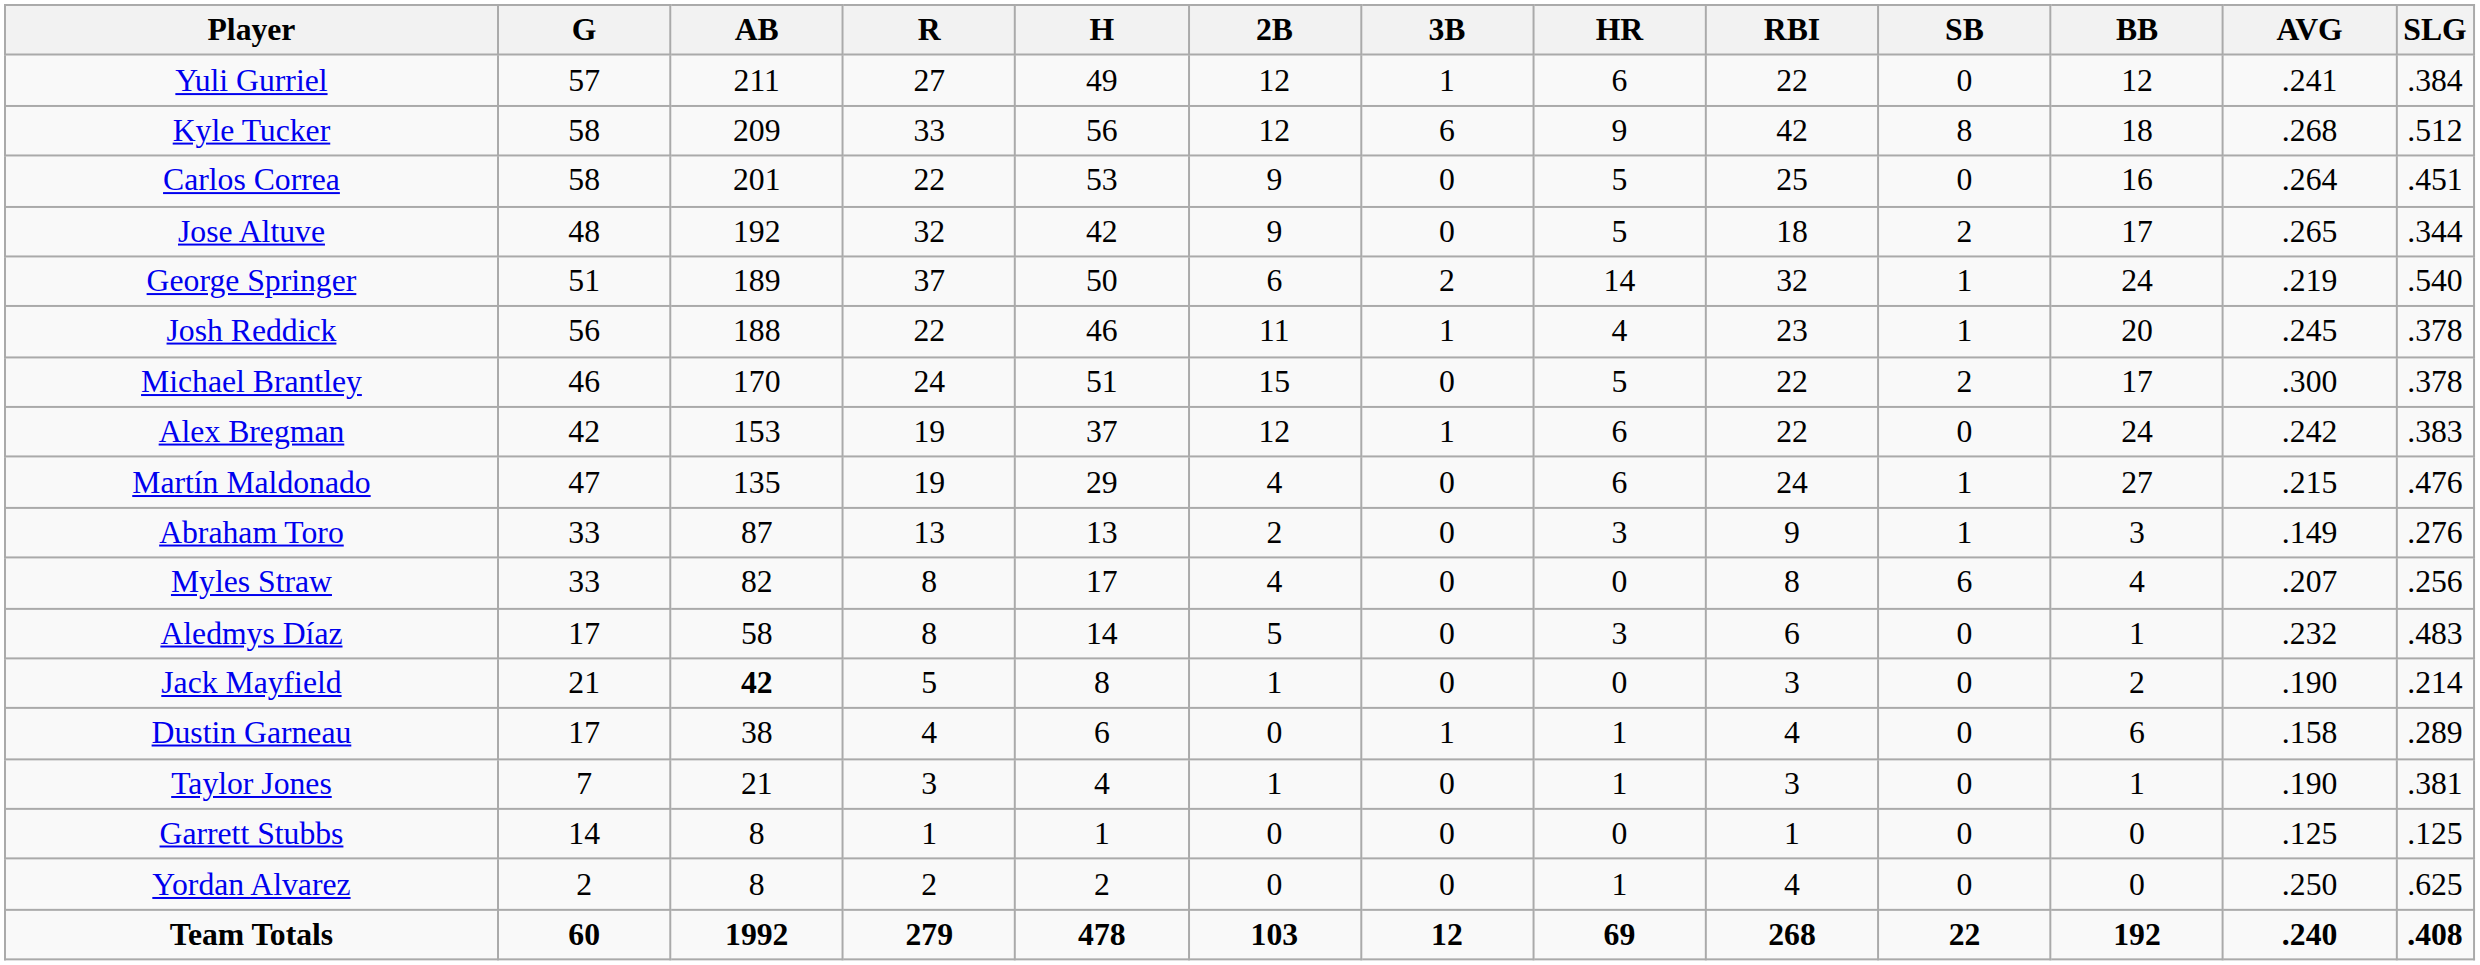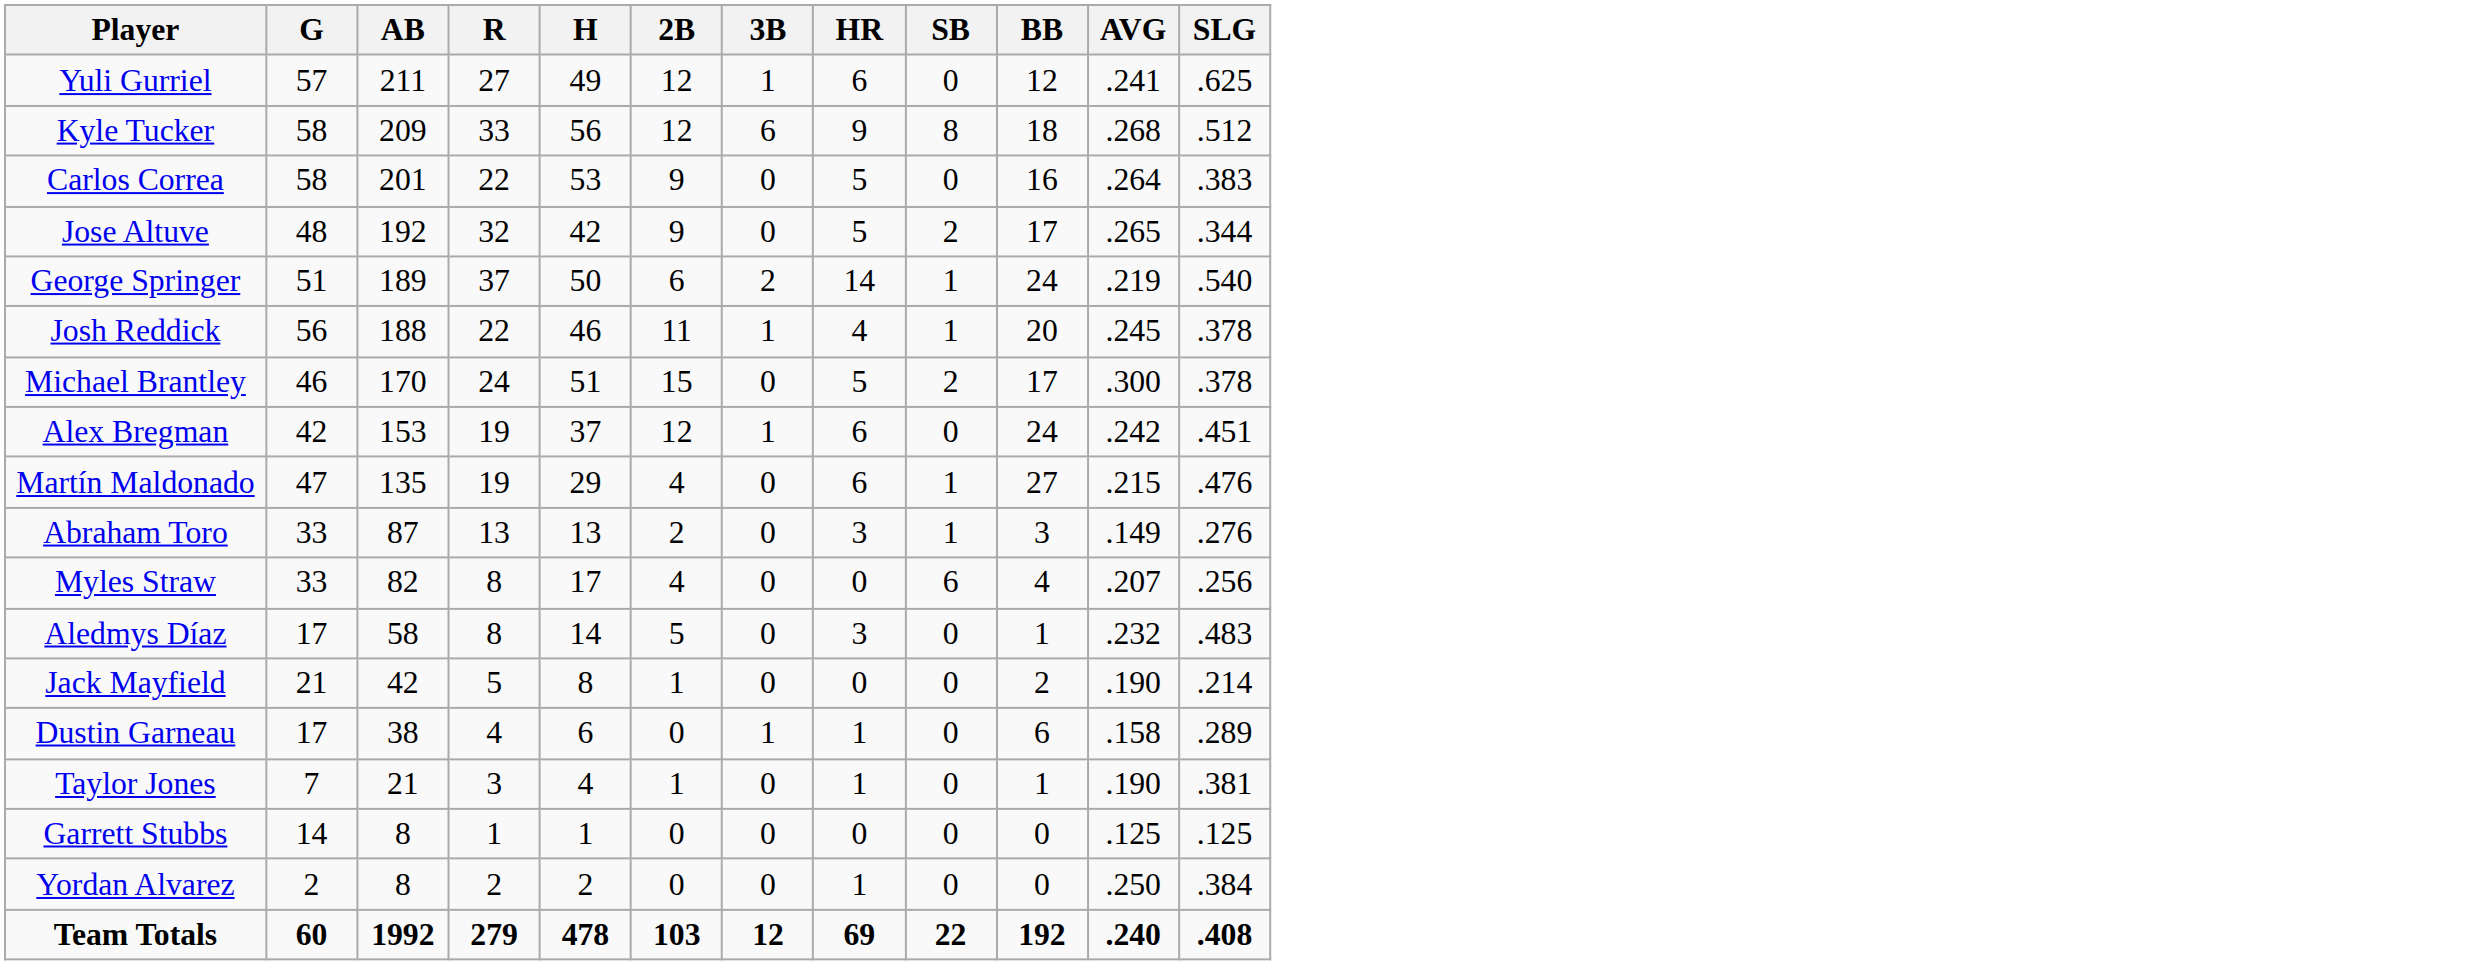- column: (1792, 29)
(2435, 79) .384 -> (1225, 79) .625
(2435, 180) .451 -> (1225, 180) .383
(2435, 431) .383 -> (1225, 431) .451
(757, 682) bold -> (403, 682) normal
(2435, 883) .625 -> (1225, 883) .384
